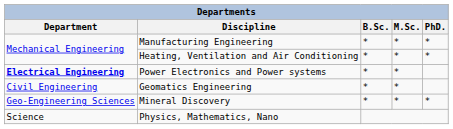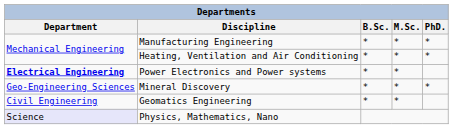rows swapped: (185, 101) <-> (195, 86)
(25, 116) no background -> (25, 116) lavender background
